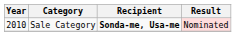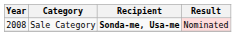(16, 25) 2010 -> (16, 25) 2008
